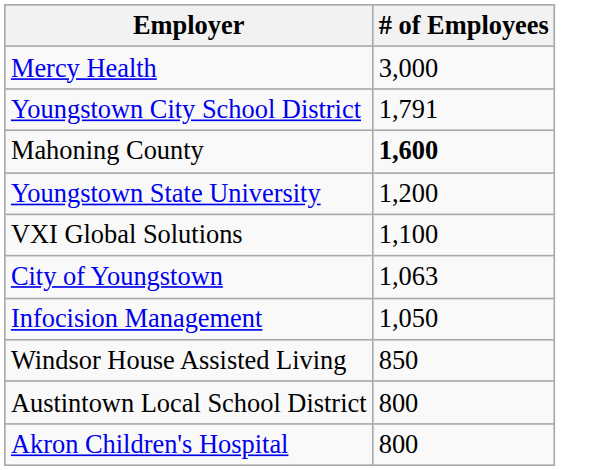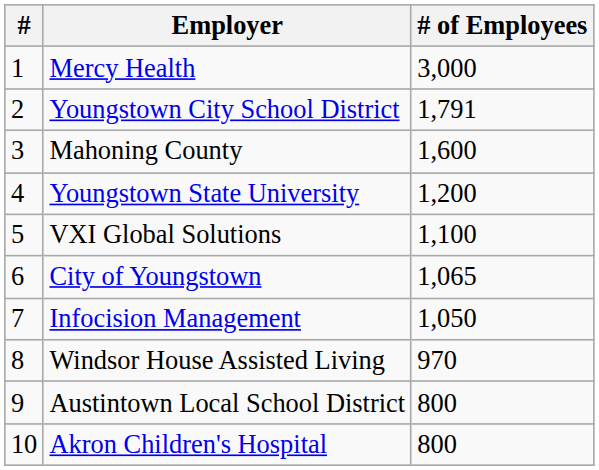+ column: (24, 25)
(408, 151) bold -> (447, 151) normal
(408, 276) 1,063 -> (447, 276) 1,065
(399, 360) 850 -> (437, 360) 970
